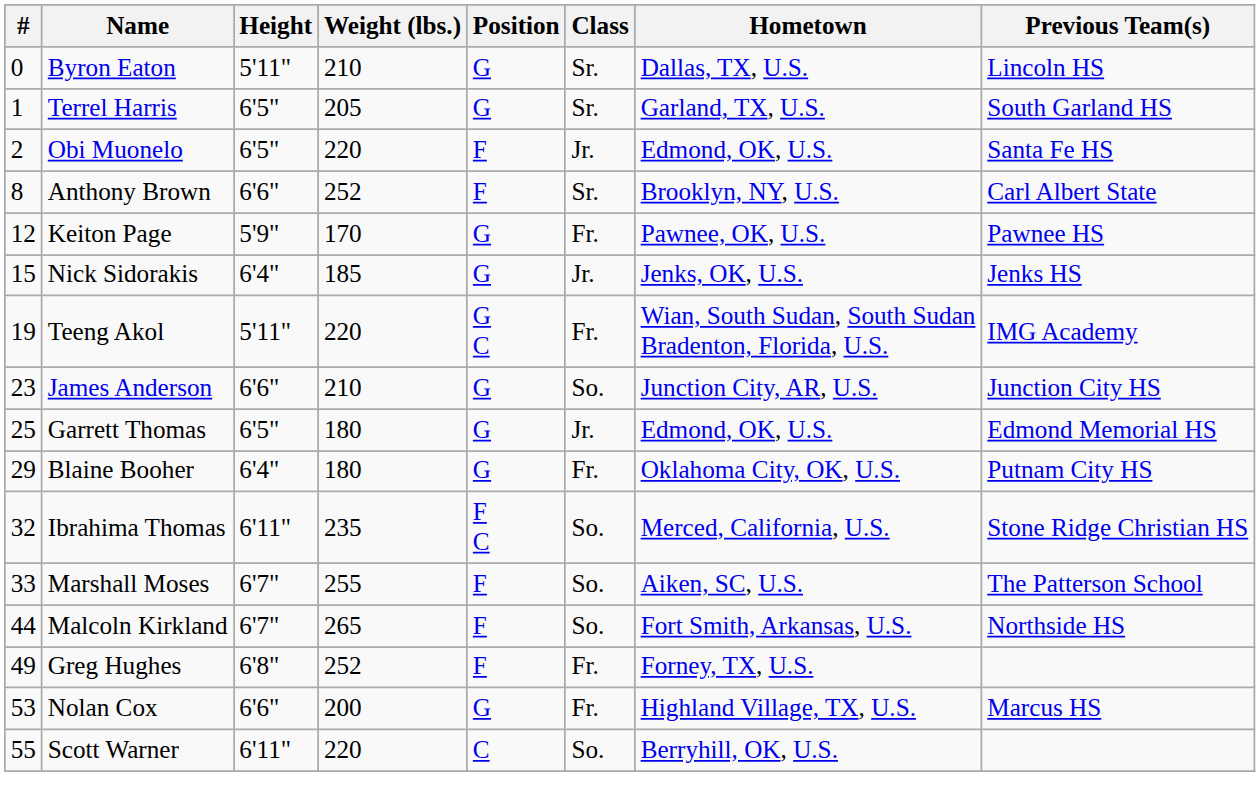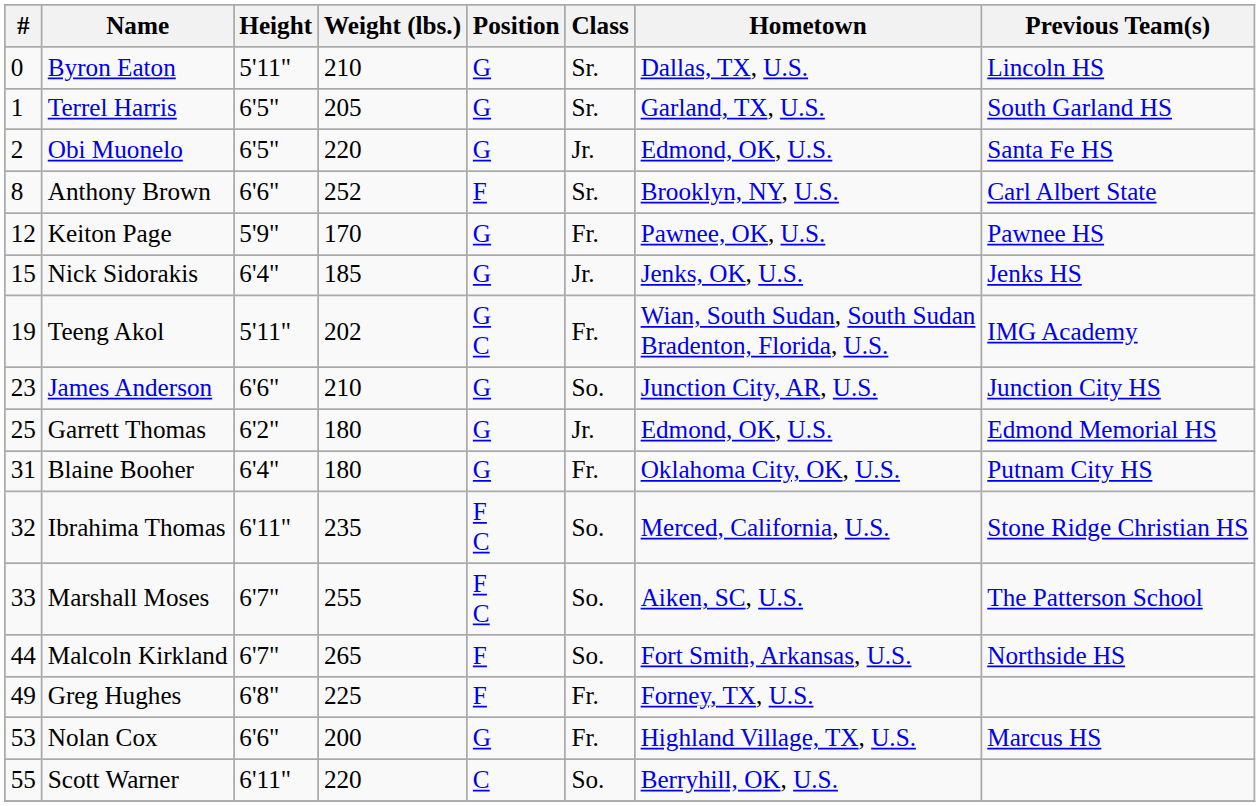(480, 150) F -> (482, 150) G
(343, 331) 220 -> (343, 331) 202
(259, 429) 6'5" -> (259, 429) 6'2"
(23, 471) 29 -> (23, 471) 31
(480, 583) F -> (481, 598) F C
(343, 667) 252 -> (343, 696) 225
